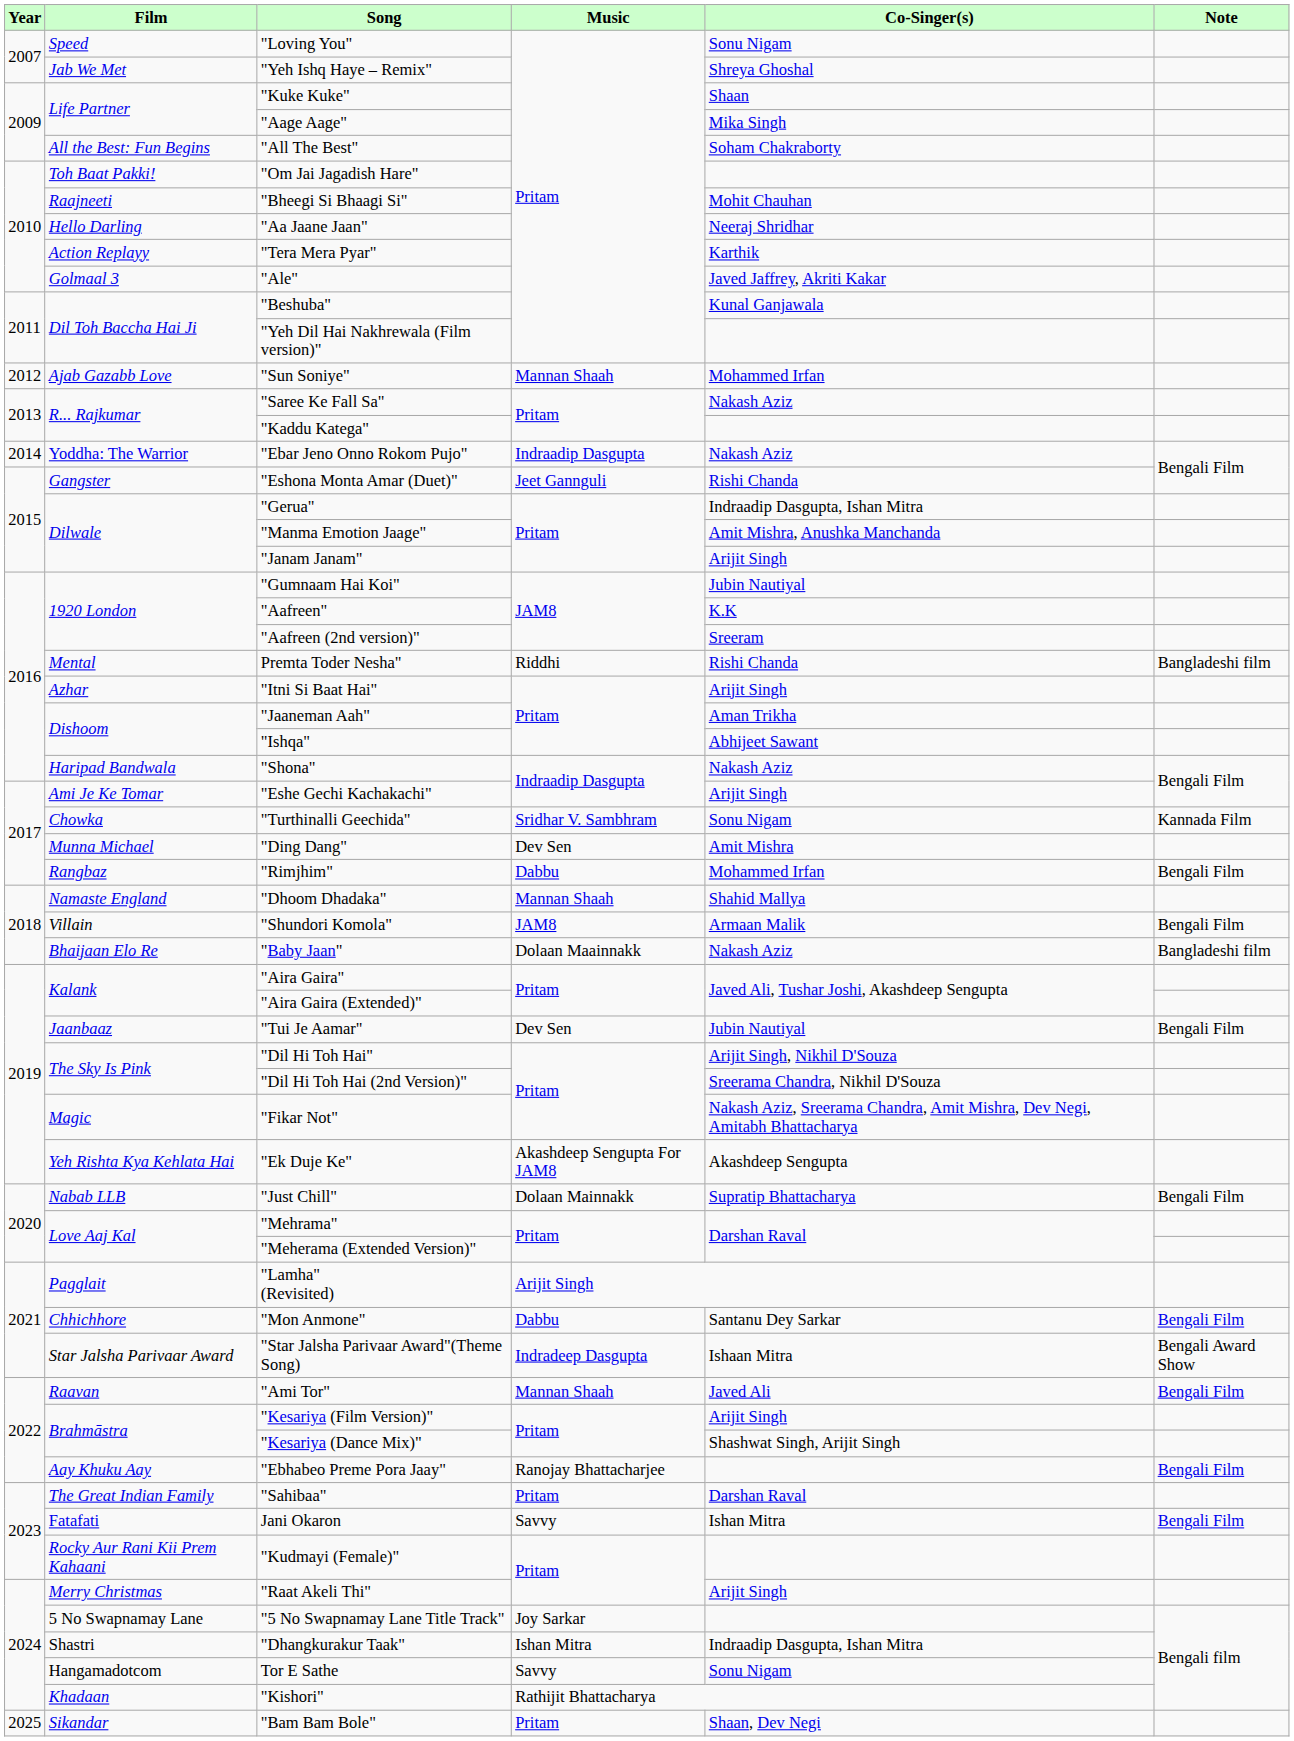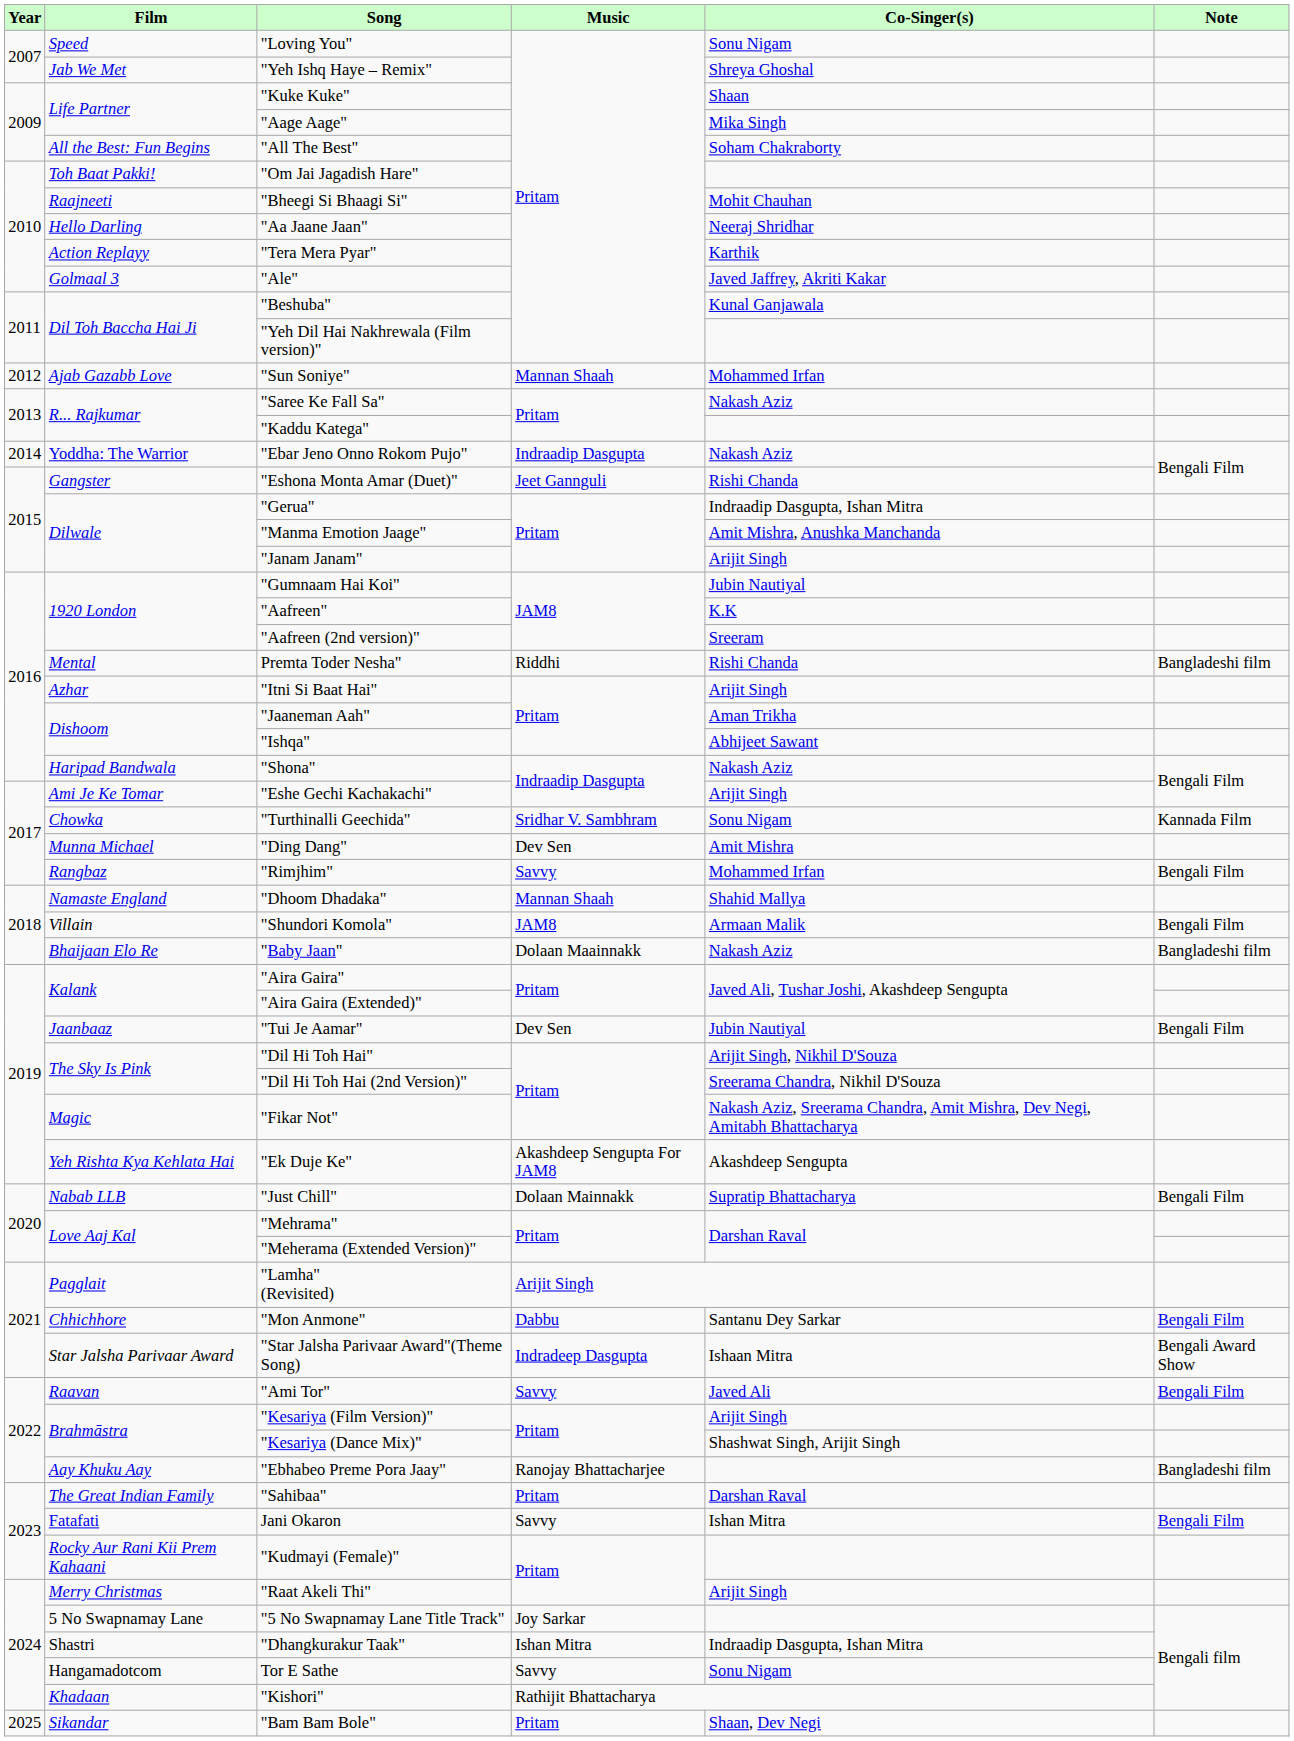(537, 872) Dabbu -> (536, 872) Savvy
(564, 1390) Mannan Shaah -> (536, 1390) Savvy
(1201, 1469) Bengali Film -> (1214, 1469) Bangladeshi film
